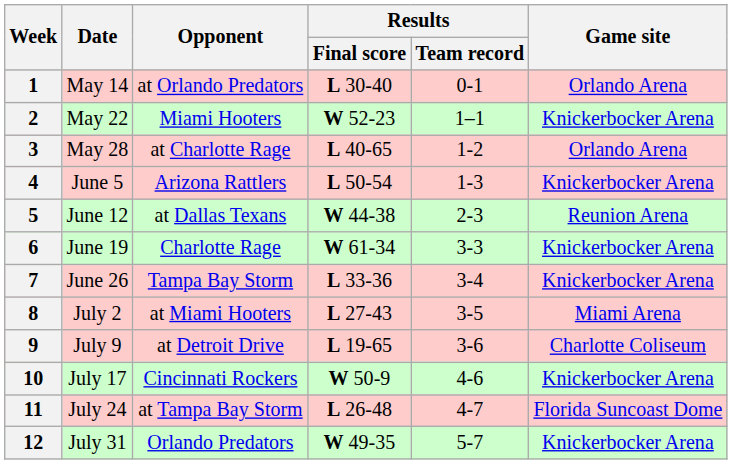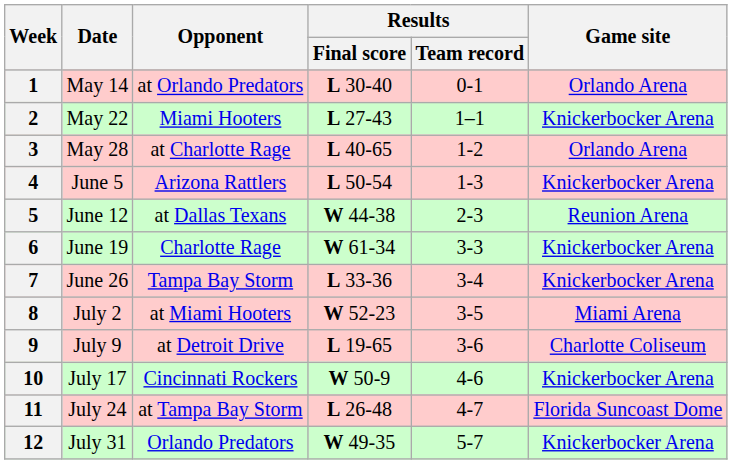(359, 117) W 52-23 -> (359, 117) L 27-43
(359, 312) L 27-43 -> (359, 312) W 52-23
